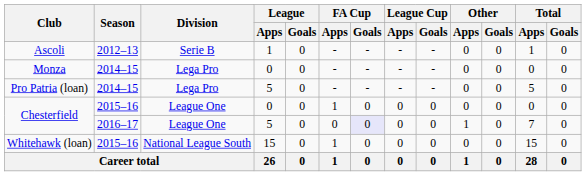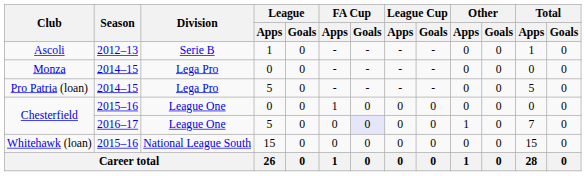(335, 143) 1 -> (335, 143) 0
